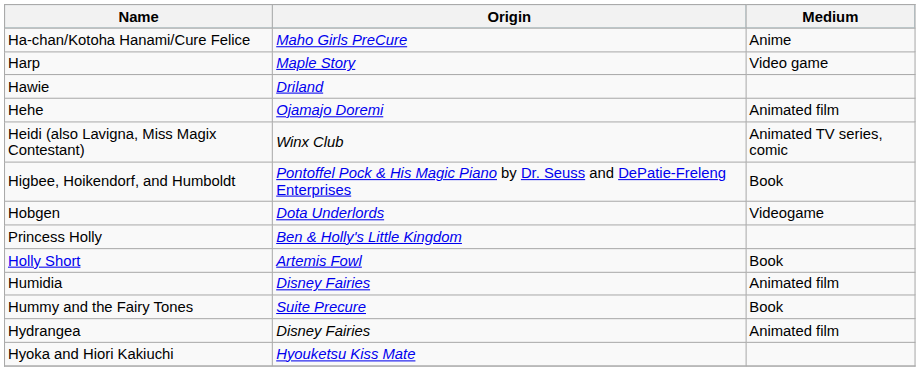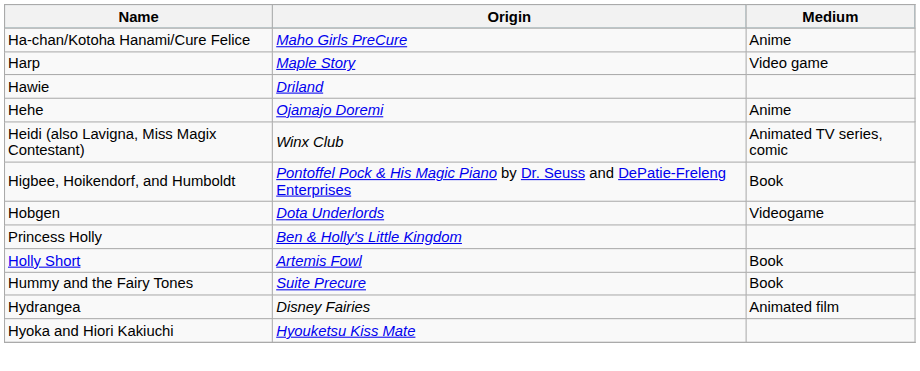(794, 110) Animated film -> (770, 110) Anime
- row: (35, 284)
